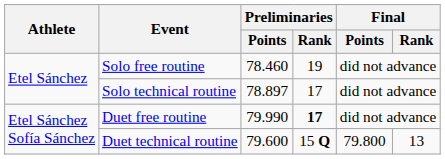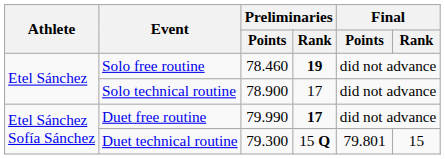(315, 66) normal -> (315, 66) bold
(267, 91) 78.897 -> (267, 91) 78.900
(267, 141) 79.600 -> (267, 141) 79.300
(365, 141) 79.800 -> (365, 141) 79.801
(416, 141) 13 -> (416, 141) 15
